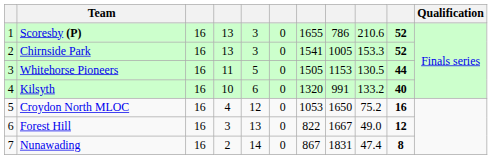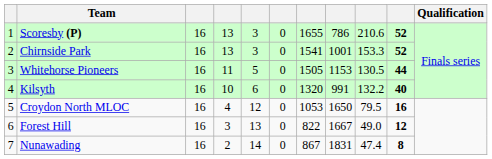(340, 51) 1005 -> (340, 51) 1001
(371, 88) 133.2 -> (371, 88) 132.2
(371, 107) 75.2 -> (371, 107) 79.5
